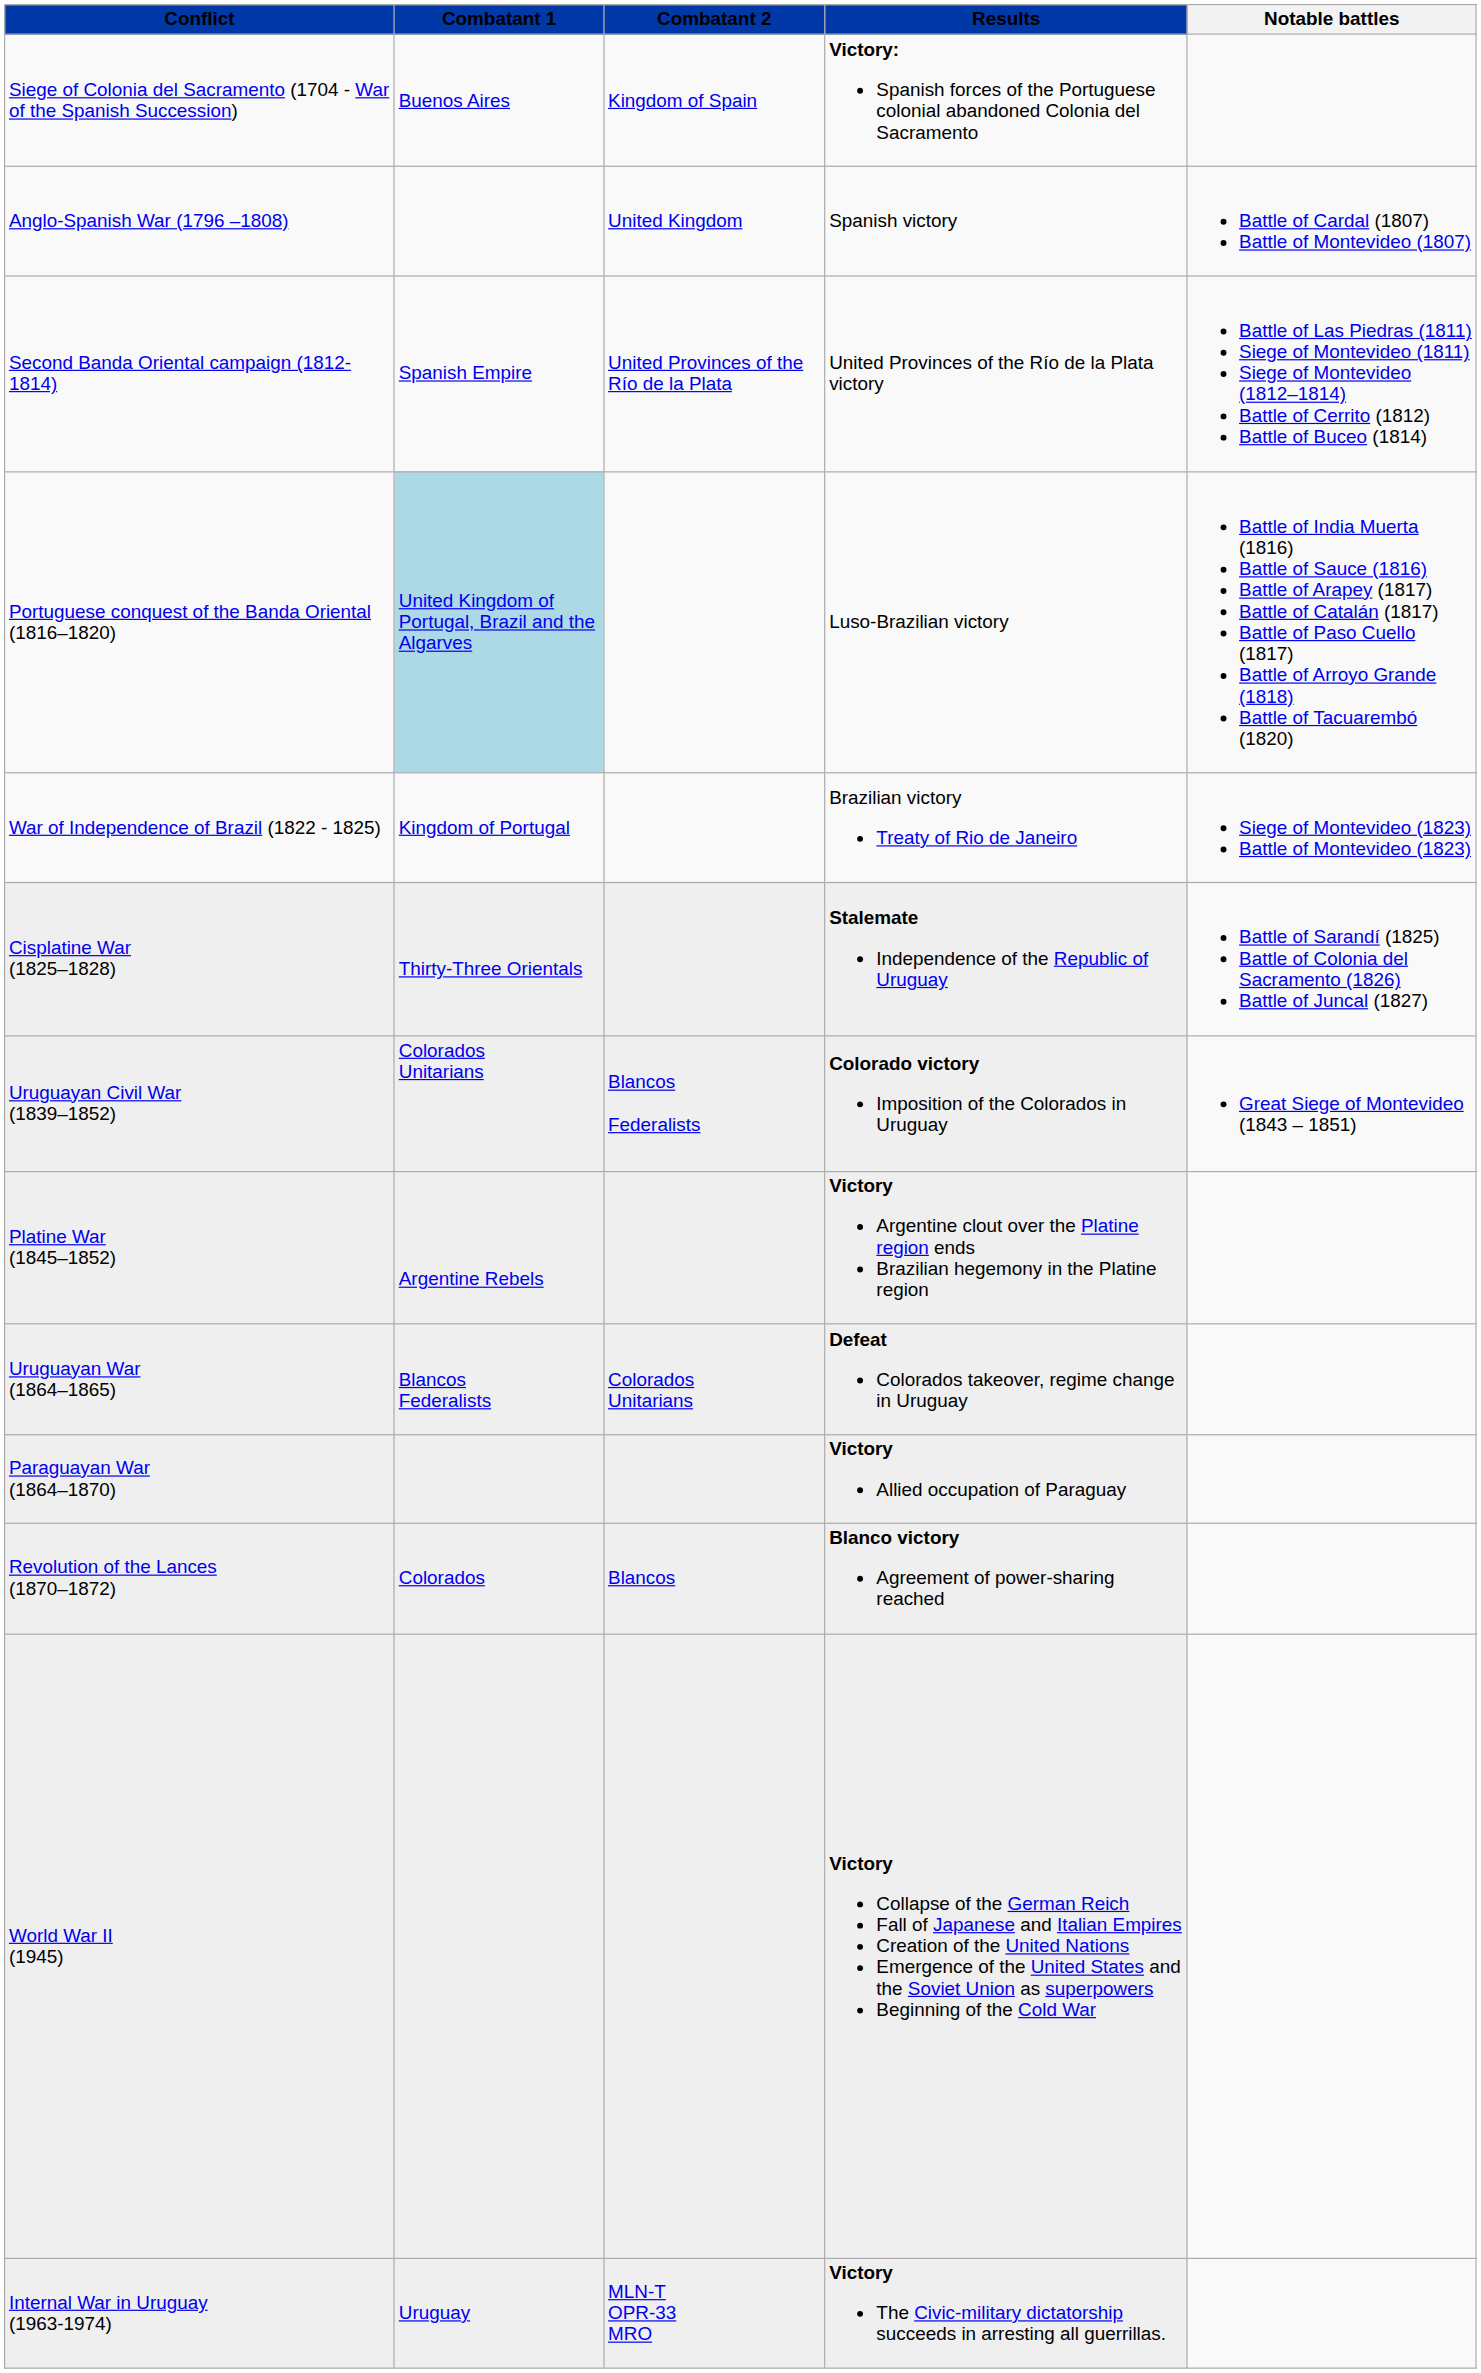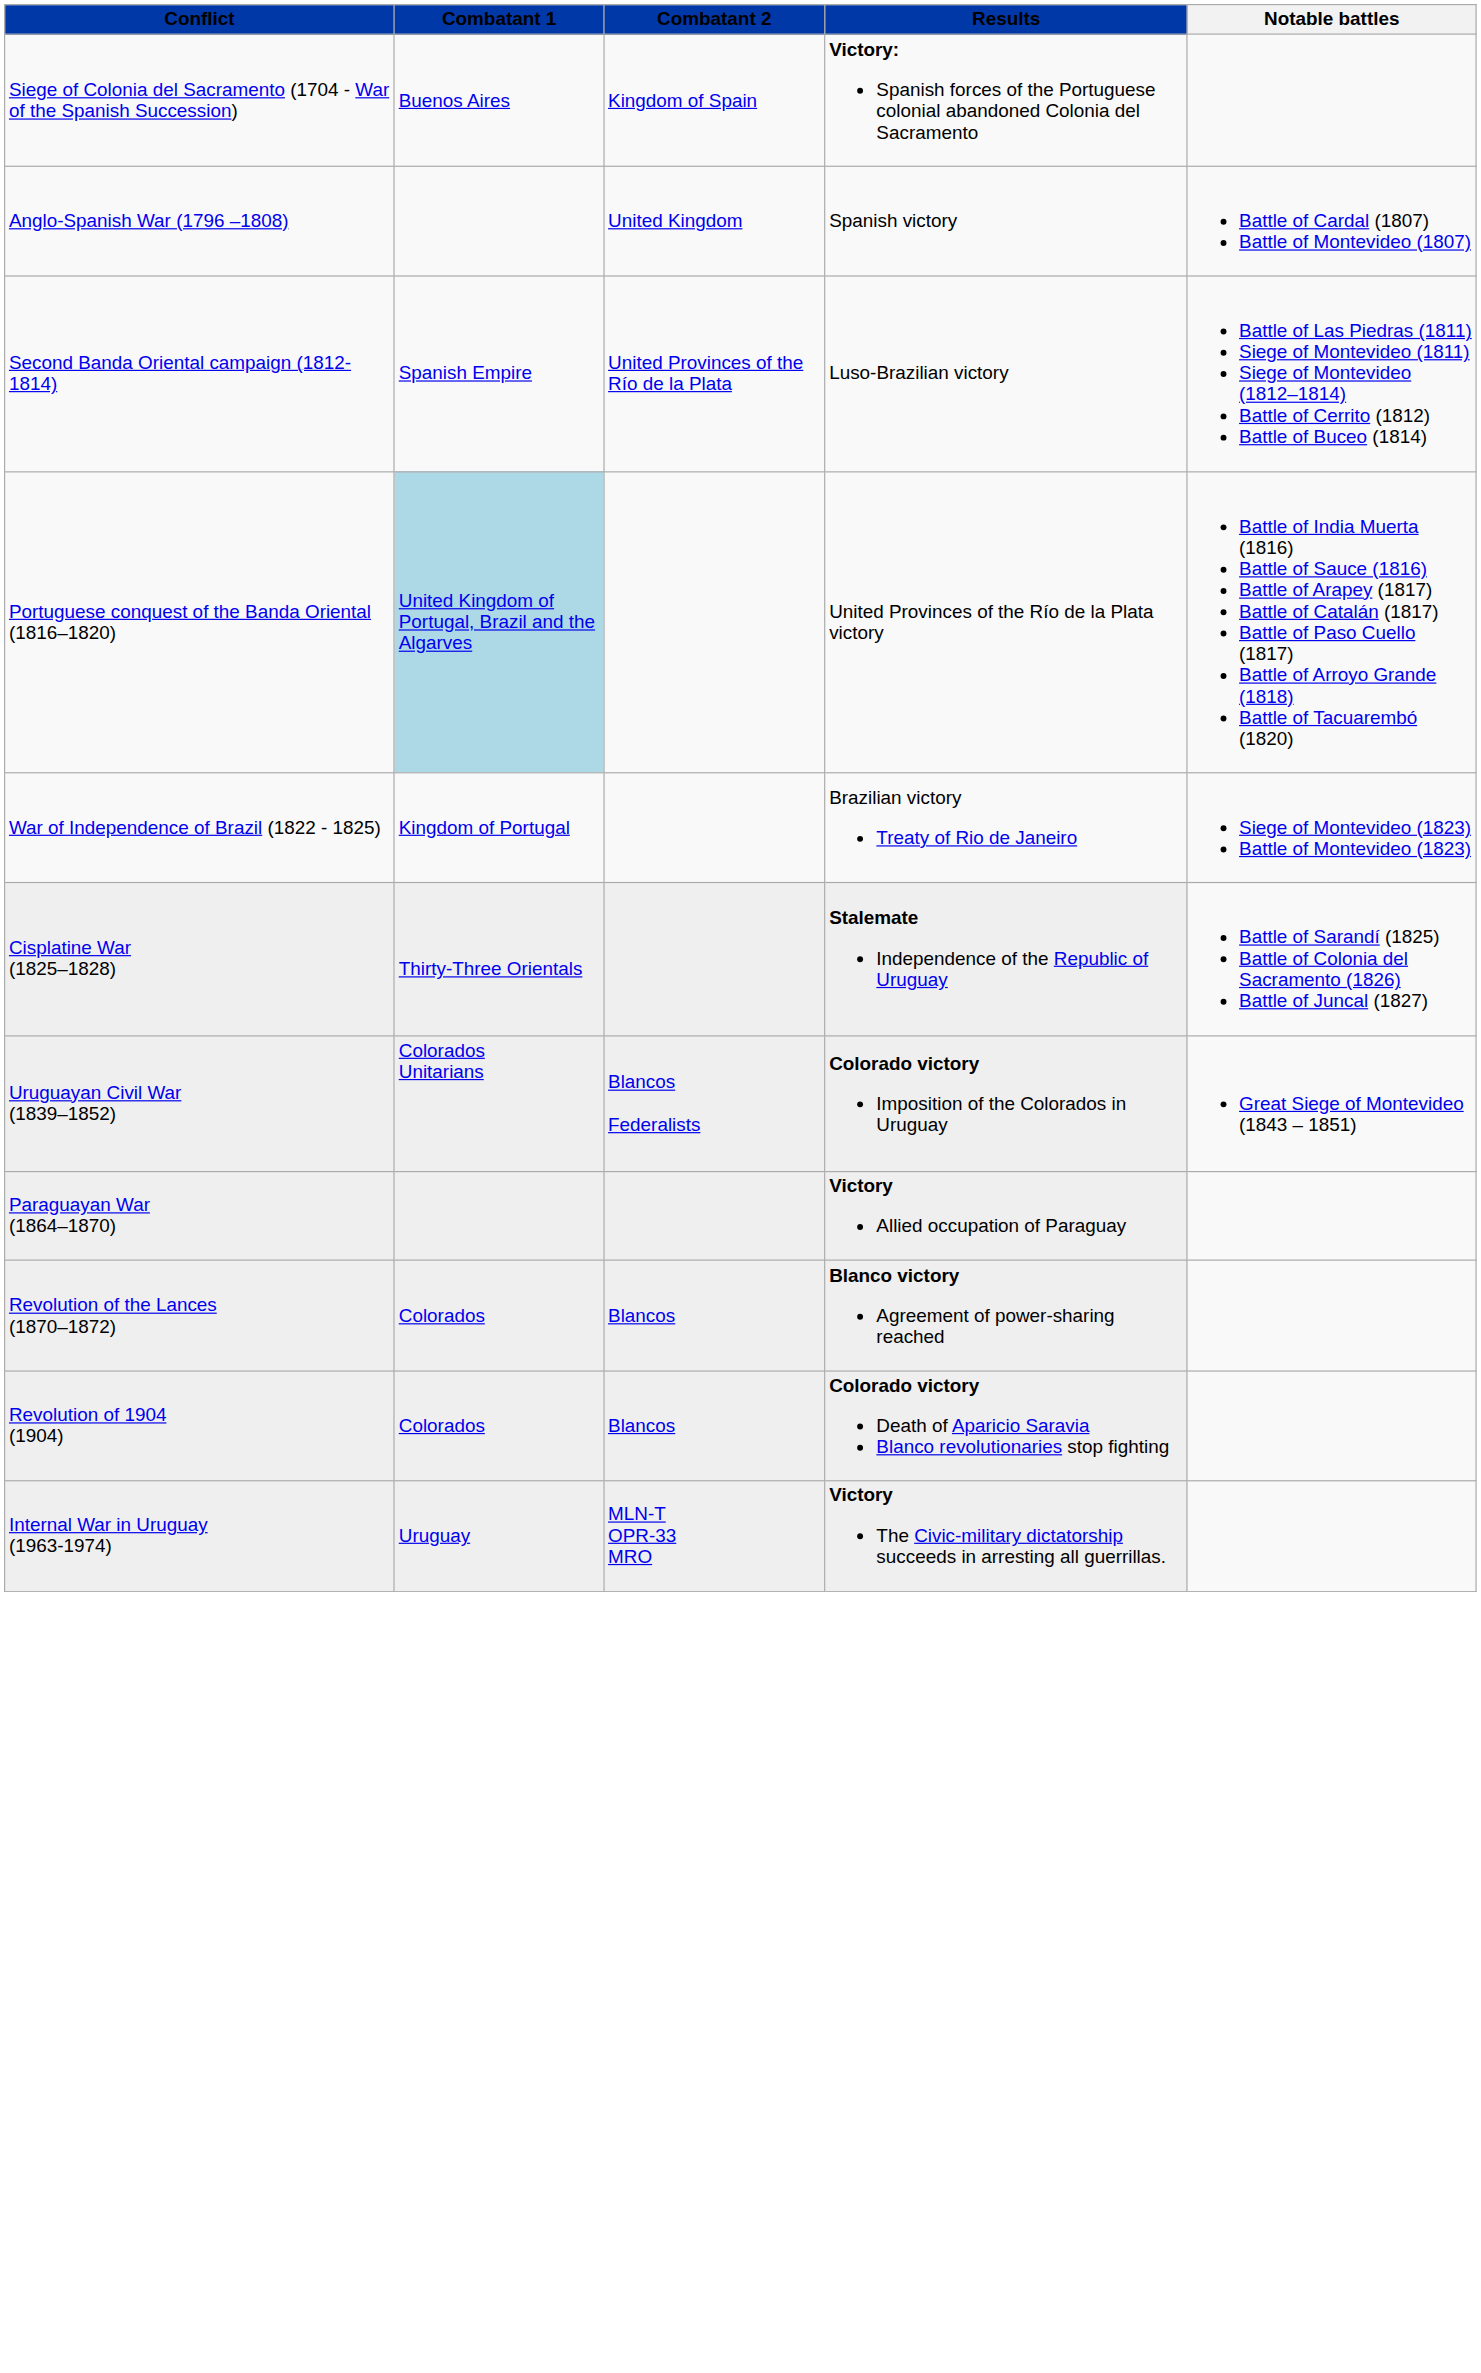(991, 373) United Provinces of the Río de la Plata victory -> (919, 373) Luso-Brazilian victory
(919, 621) Luso-Brazilian victory -> (991, 621) United Provinces of the Río de la Plata victory
- row: (62, 1247)
- row: (75, 1379)
+ row: (88, 1425)
- row: (61, 1945)
